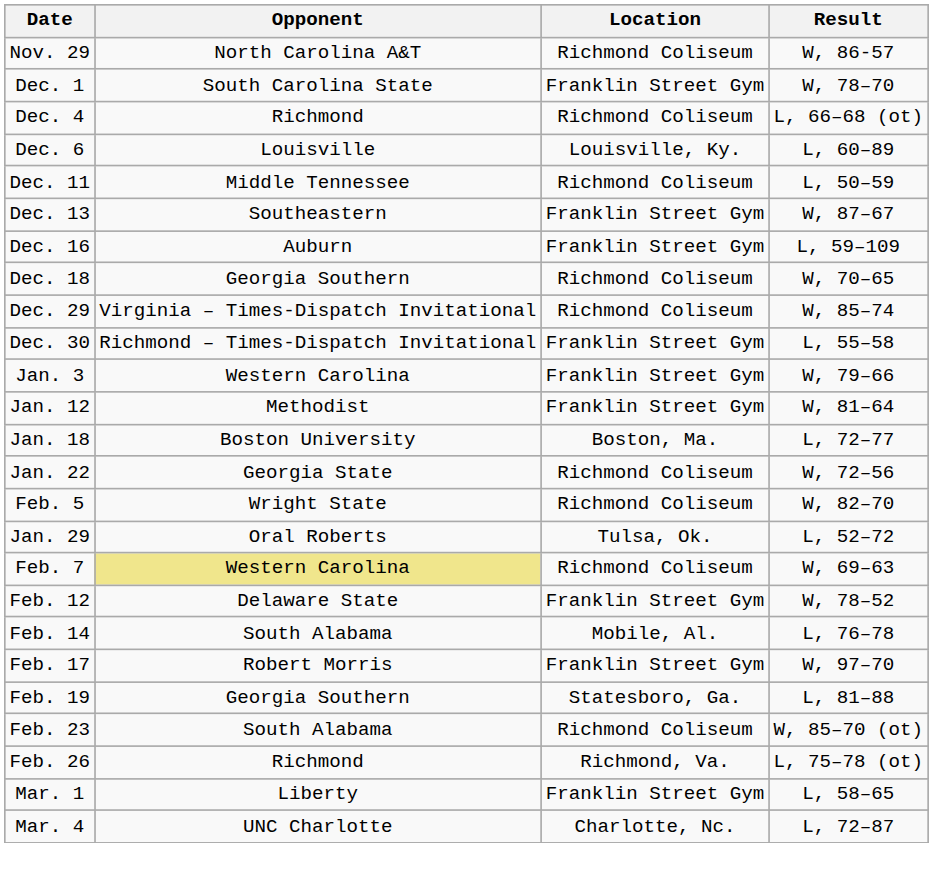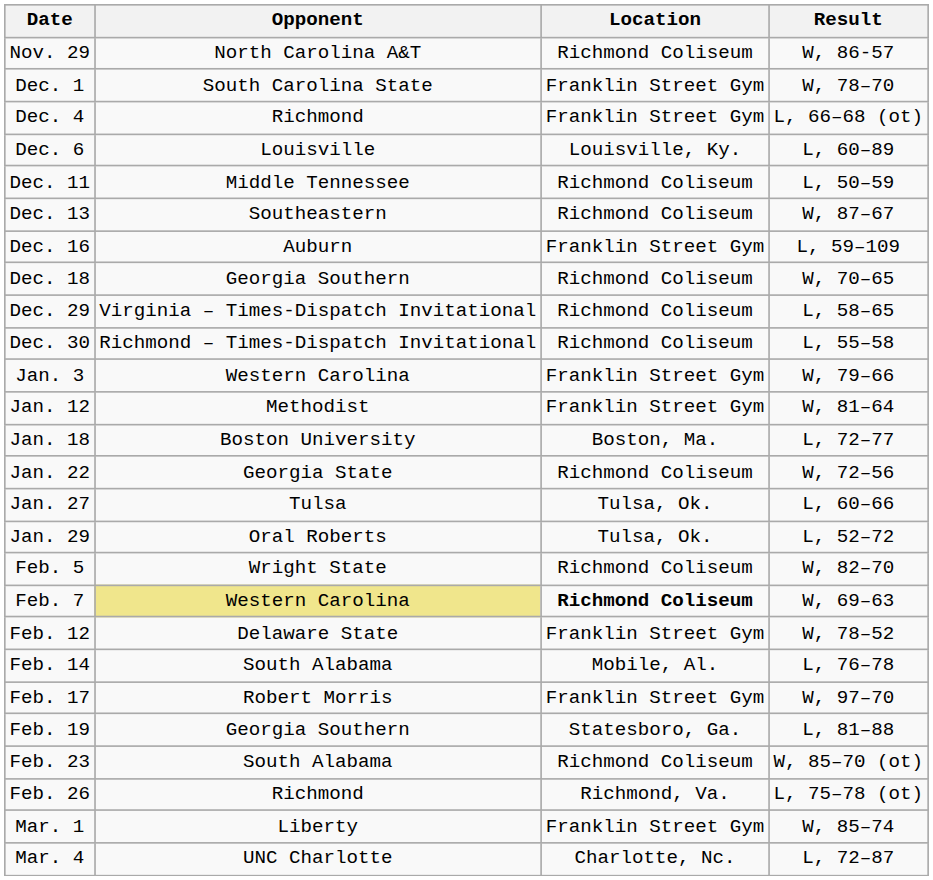(655, 117) Richmond Coliseum -> (655, 117) Franklin Street Gym
(655, 214) Franklin Street Gym -> (655, 214) Richmond Coliseum
(848, 311) W, 85–74 -> (848, 311) L, 58–65
(655, 343) Franklin Street Gym -> (655, 343) Richmond Coliseum
+ row: (50, 504)
rows swapped: (50, 536) <-> (50, 504)
(655, 569) normal -> (655, 601) bold
(848, 794) L, 58–65 -> (848, 827) W, 85–74
